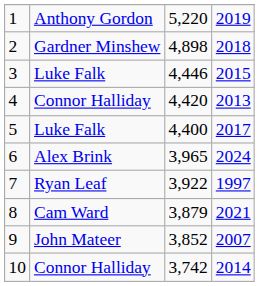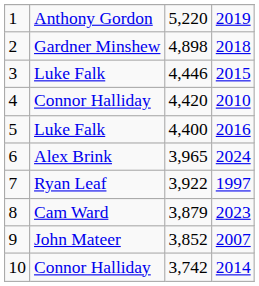(233, 101) 2013 -> (233, 101) 2010
(233, 128) 2017 -> (233, 128) 2016
(233, 211) 2021 -> (233, 211) 2023
